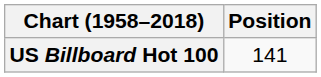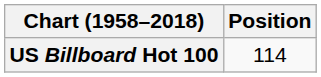(270, 54) 141 -> (270, 54) 114
